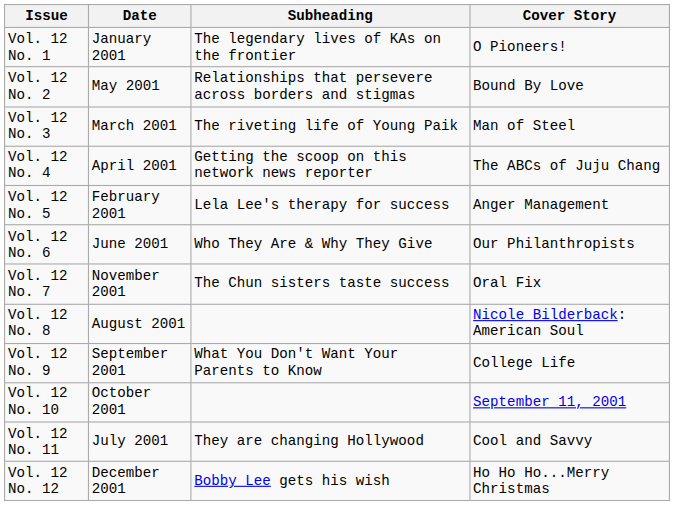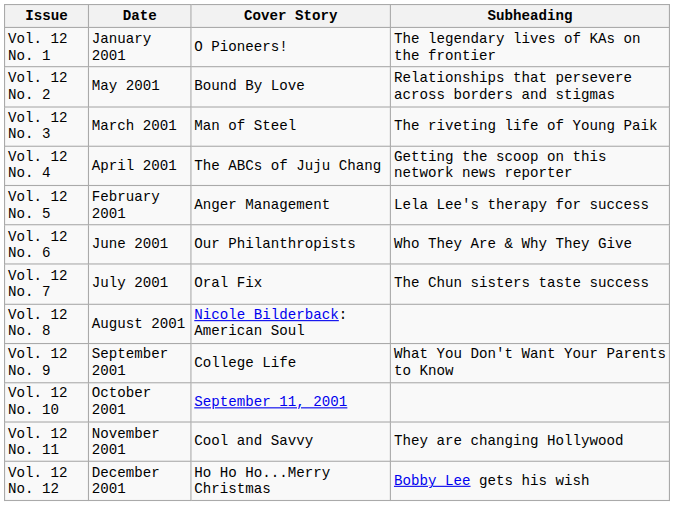columns swapped: (570, 16) <-> (330, 16)
(126, 284) November 2001 -> (130, 284) July 2001
(130, 442) July 2001 -> (126, 442) November 2001
